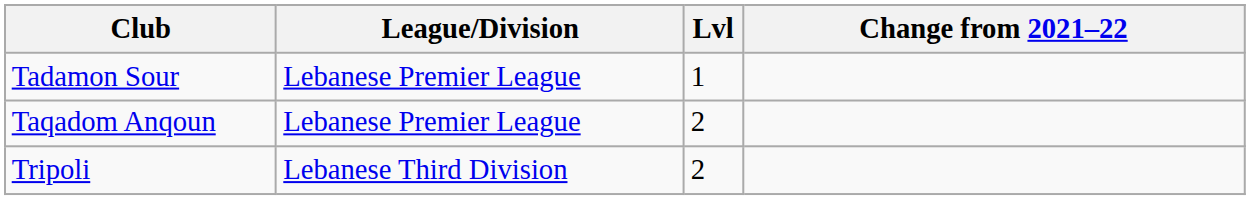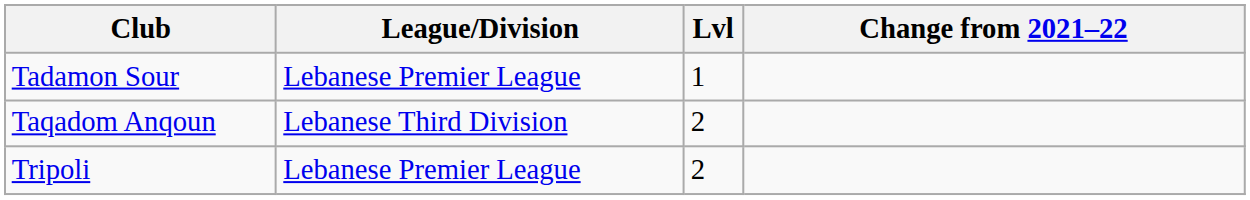(432, 123) Lebanese Premier League -> (425, 123) Lebanese Third Division
(425, 170) Lebanese Third Division -> (432, 170) Lebanese Premier League
